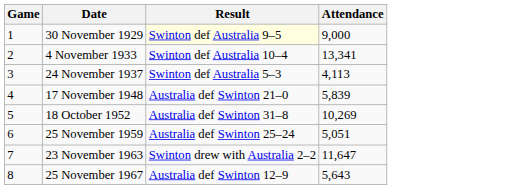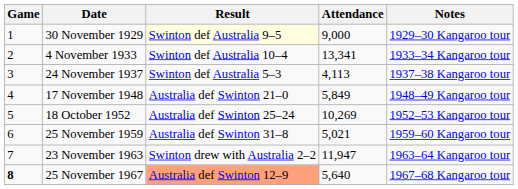+ column: (450, 14)
(336, 94) 5,839 -> (336, 94) 5,849
(219, 114) Australia def Swinton 31–8 -> (222, 114) Australia def Swinton 25–24
(222, 134) Australia def Swinton 25–24 -> (219, 134) Australia def Swinton 31–8
(336, 134) 5,051 -> (336, 134) 5,021
(339, 154) 11,647 -> (339, 154) 11,947
(10, 174) normal -> (10, 174) bold
(219, 174) no background -> (219, 174) lightsalmon background
(336, 174) 5,643 -> (336, 174) 5,640
